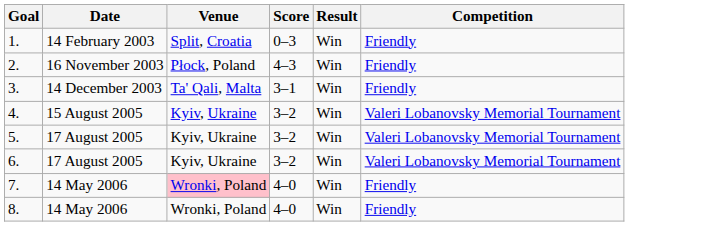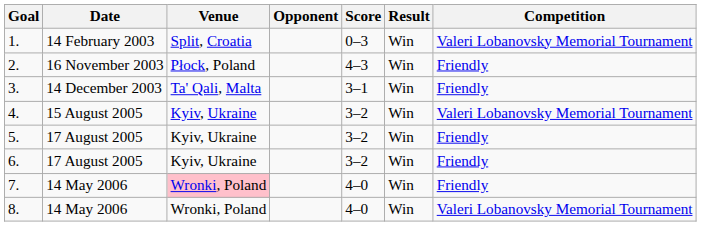+ column: (306, 16)
(390, 40) Friendly -> (565, 40) Valeri Lobanovsky Memorial Tournament
(493, 137) Valeri Lobanovsky Memorial Tournament -> (462, 137) Friendly
(493, 161) Valeri Lobanovsky Memorial Tournament -> (462, 161) Friendly
(390, 209) Friendly -> (565, 209) Valeri Lobanovsky Memorial Tournament
